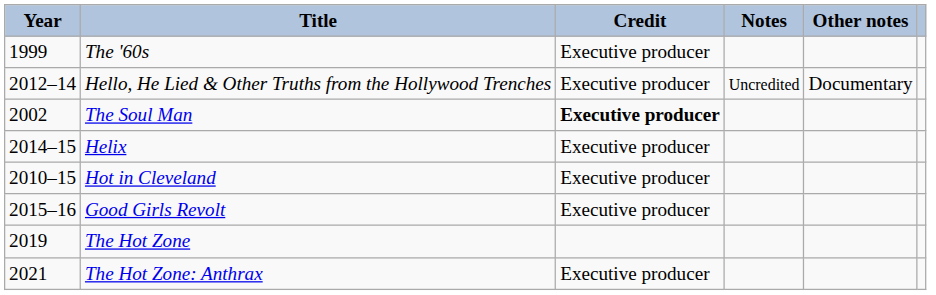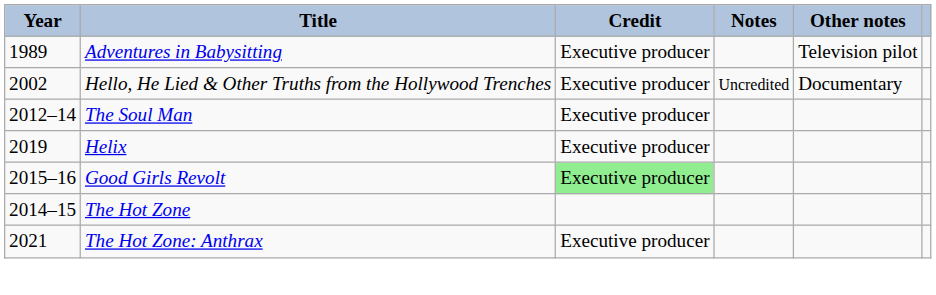+ row: (183, 52)
- row: (117, 52)
(43, 83) 2012–14 -> (28, 83) 2002
(28, 115) 2002 -> (43, 115) 2012–14
(640, 115) bold -> (635, 115) normal
(43, 146) 2014–15 -> (28, 146) 2019
- row: (150, 178)
(635, 209) no background -> (635, 178) lightgreen background
(28, 241) 2019 -> (43, 209) 2014–15
